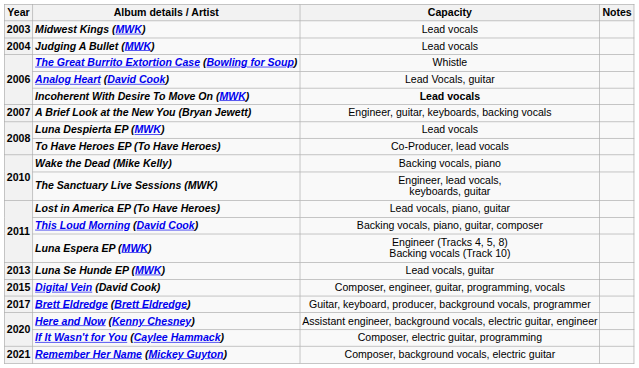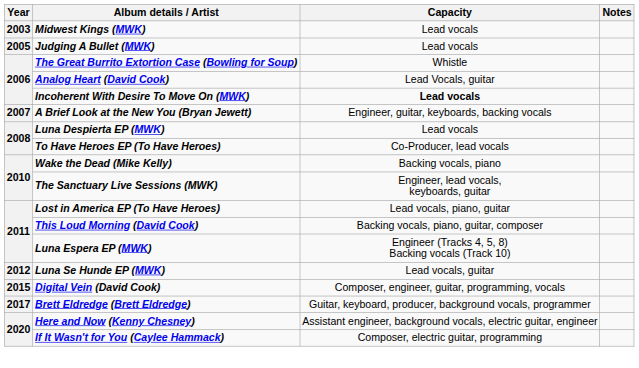(19, 46) 2004 -> (19, 46) 2005
(19, 271) 2013 -> (19, 271) 2012
- row: (131, 354)
